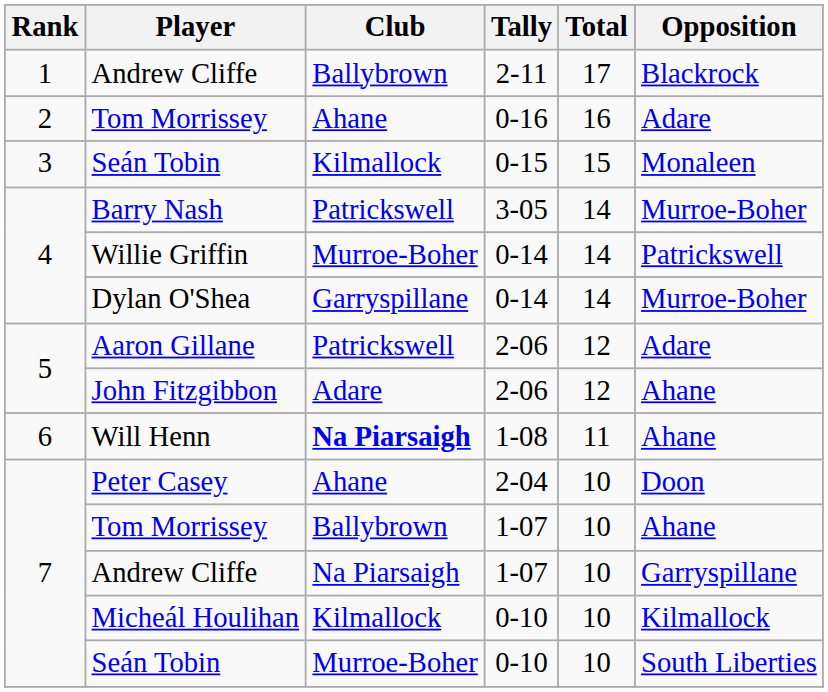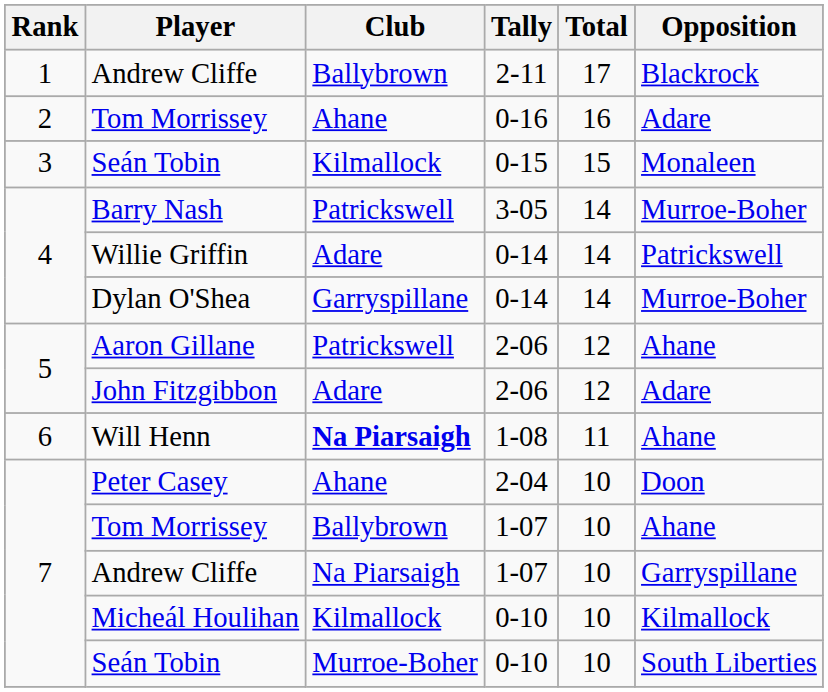(395, 254) Murroe-Boher -> (347, 254) Adare
(676, 345) Adare -> (678, 345) Ahane
(678, 390) Ahane -> (676, 390) Adare
